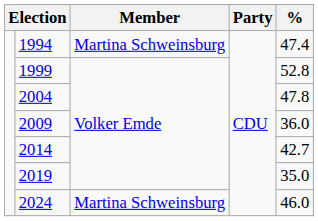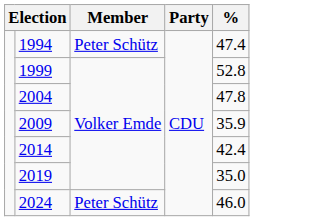(150, 44) Martina Schweinsburg -> (116, 44) Peter Schütz
(295, 123) 36.0 -> (231, 123) 35.9
(295, 149) 42.7 -> (231, 149) 42.4
(150, 202) Martina Schweinsburg -> (116, 202) Peter Schütz
